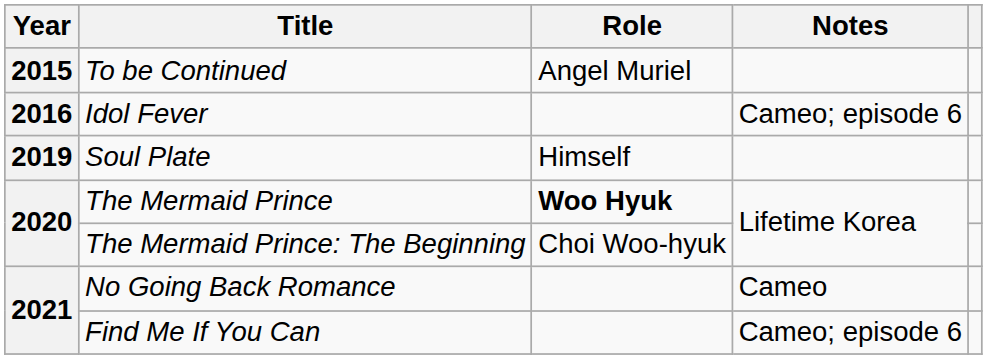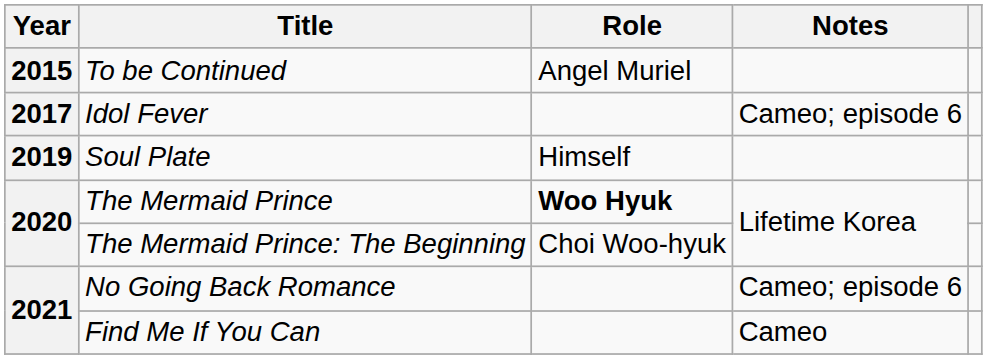(42, 113) 2016 -> (42, 113) 2017
(783, 288) Cameo -> (850, 288) Cameo; episode 6
(850, 331) Cameo; episode 6 -> (783, 331) Cameo
